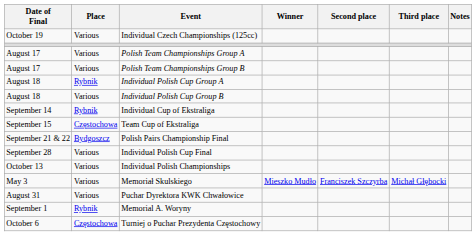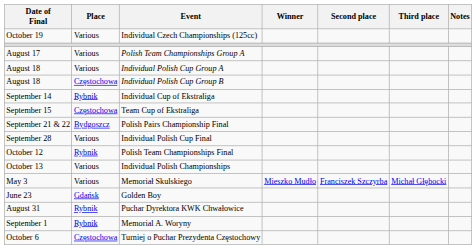- row: (183, 68)
(86, 82) Rybnik -> (86, 68) Various
(86, 96) Various -> (96, 82) Częstochowa
+ row: (177, 152)
+ row: (141, 195)
(86, 195) Various -> (86, 209) Rybnik
